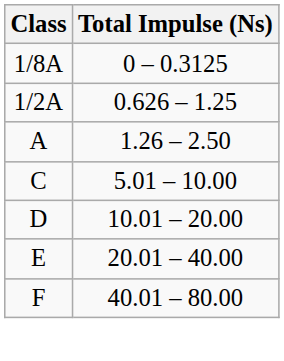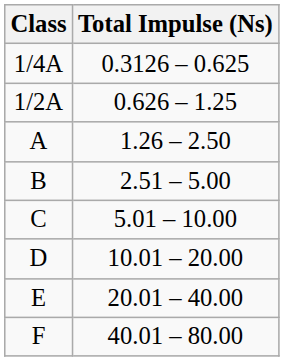- row: (39, 63)
+ row: (39, 63)
+ row: (39, 180)
